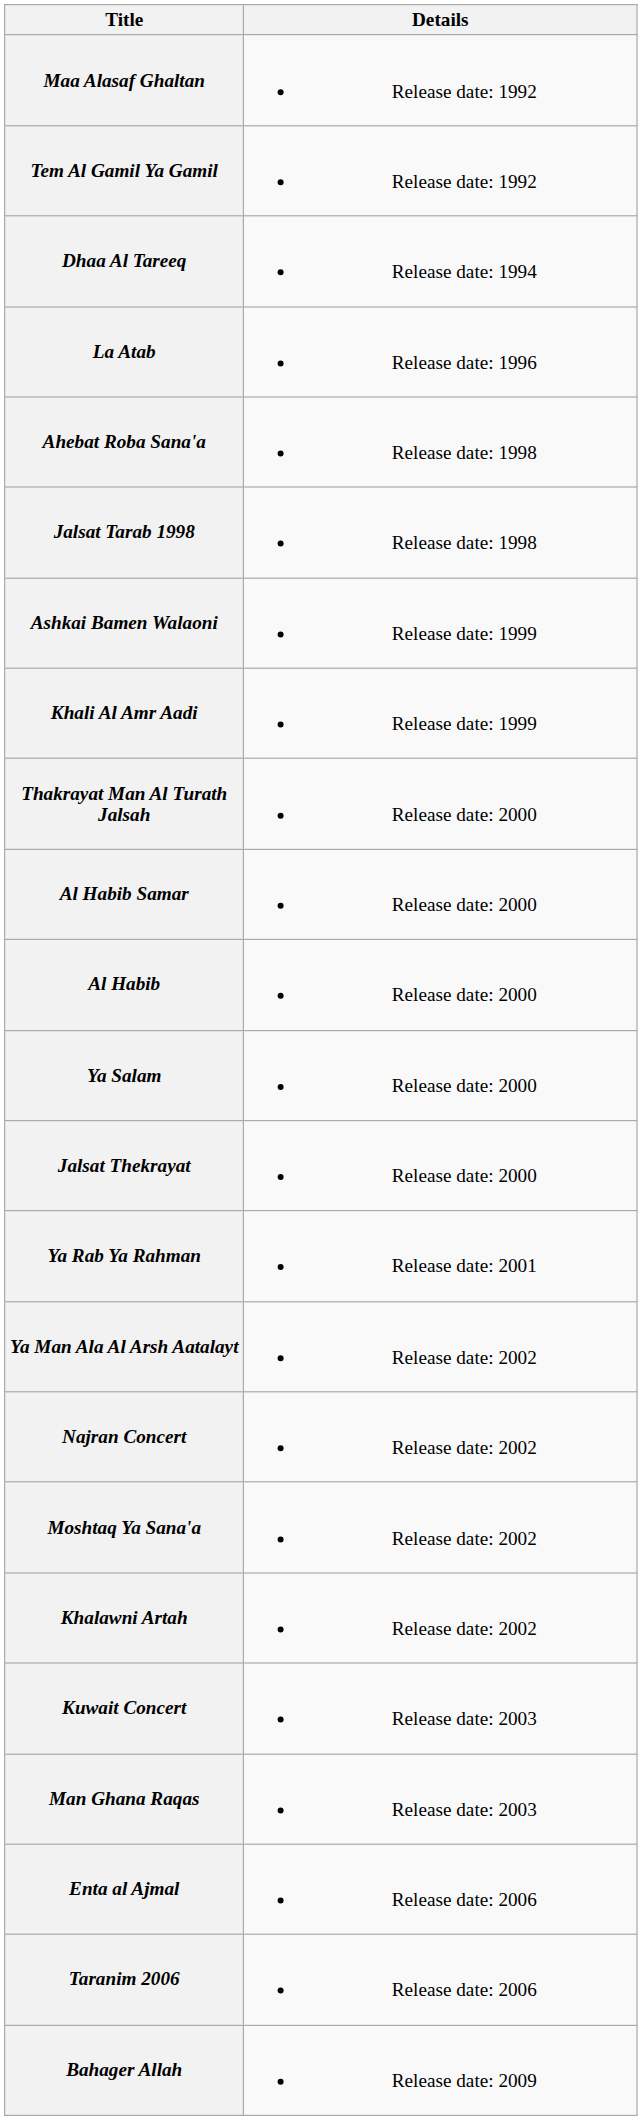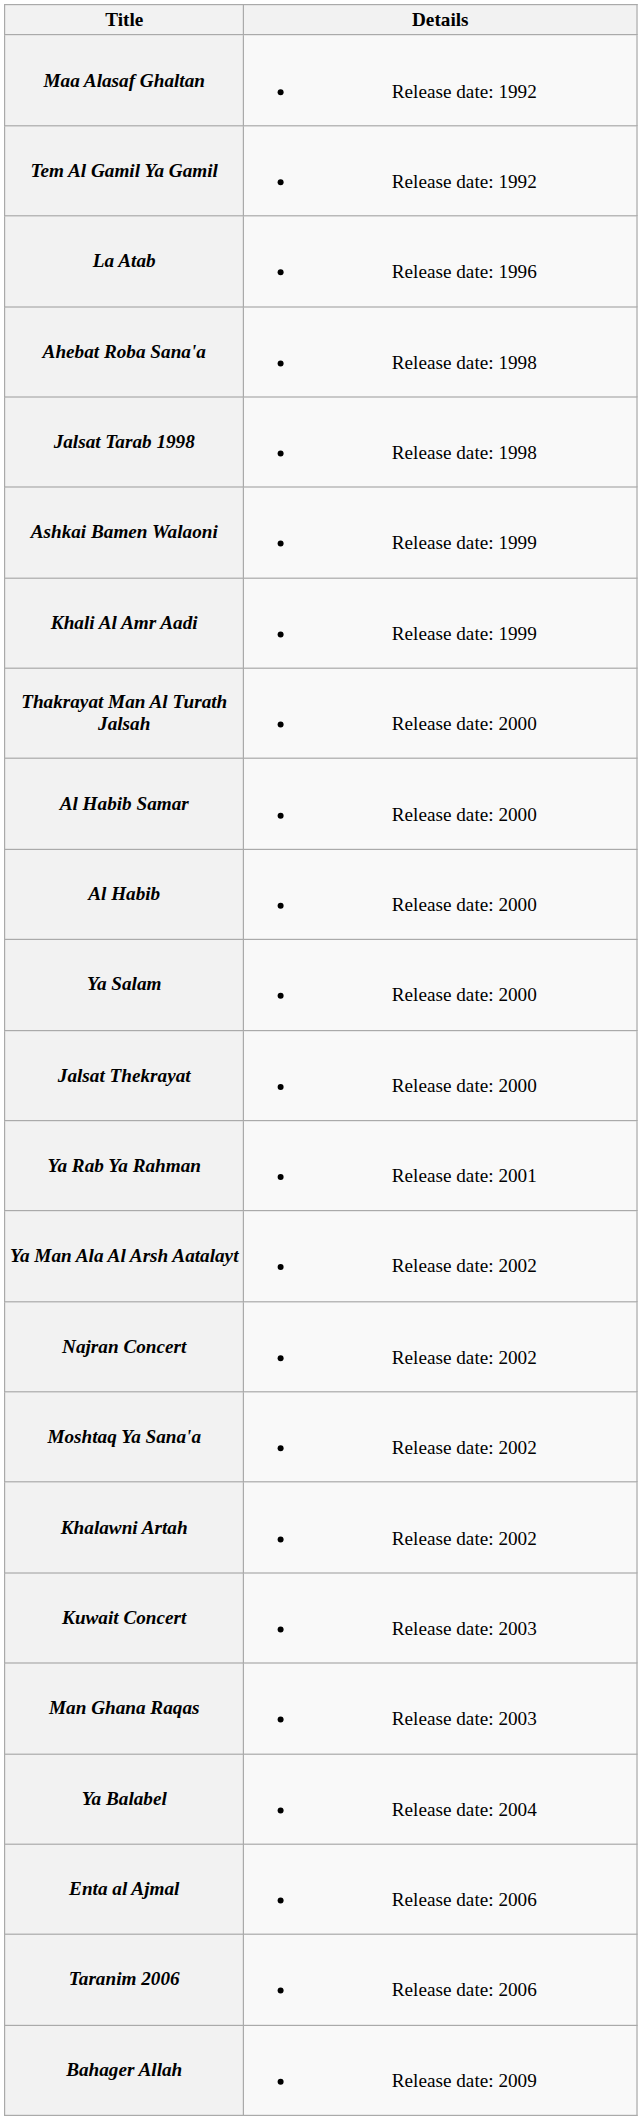- row: (124, 261)
+ row: (124, 1798)
